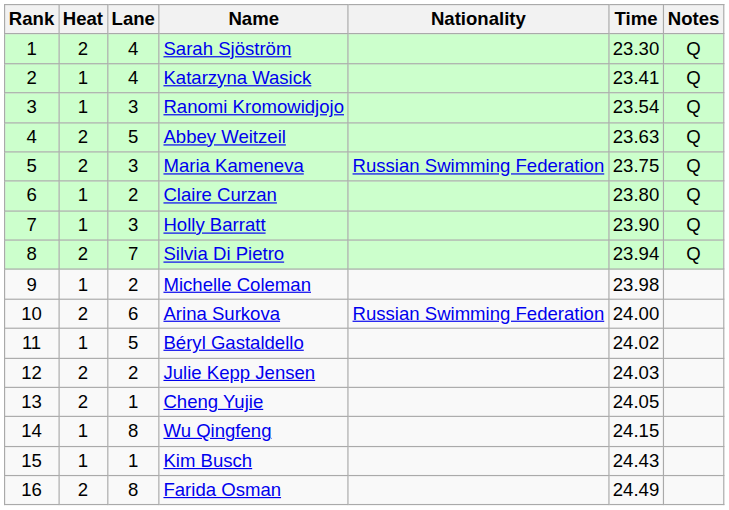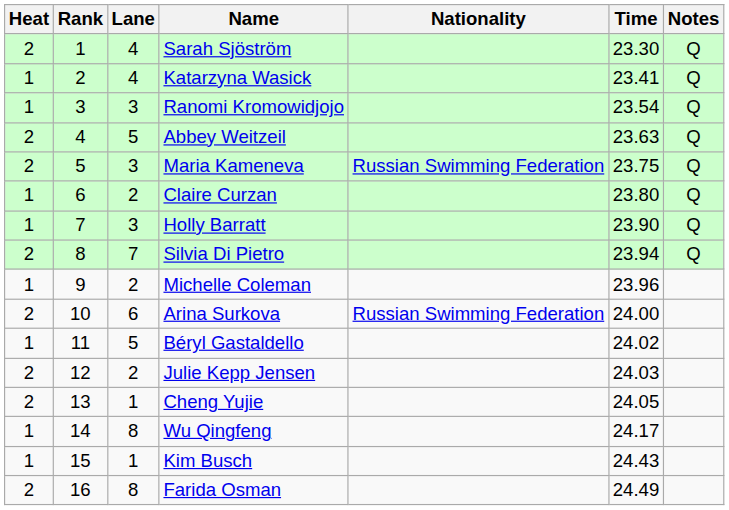columns swapped: (32, 19) <-> (83, 19)
(636, 284) 23.98 -> (636, 284) 23.96
(636, 431) 24.15 -> (636, 431) 24.17
